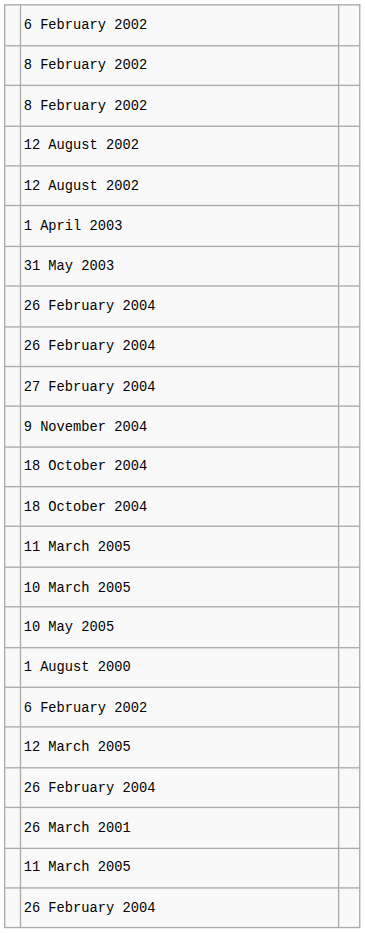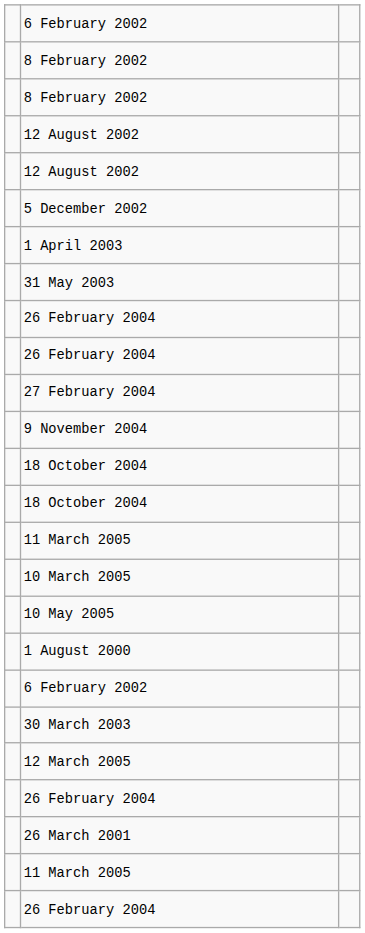+ row: (12, 208)
+ row: (12, 725)
